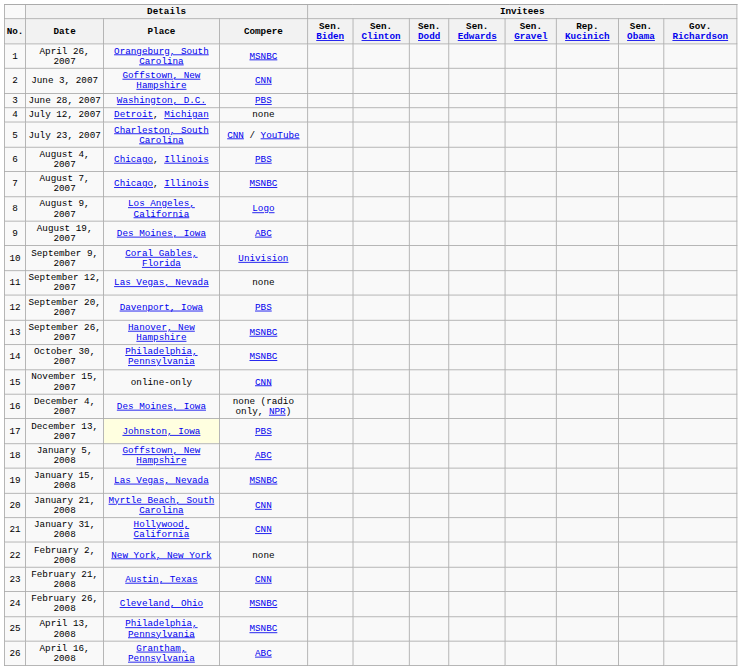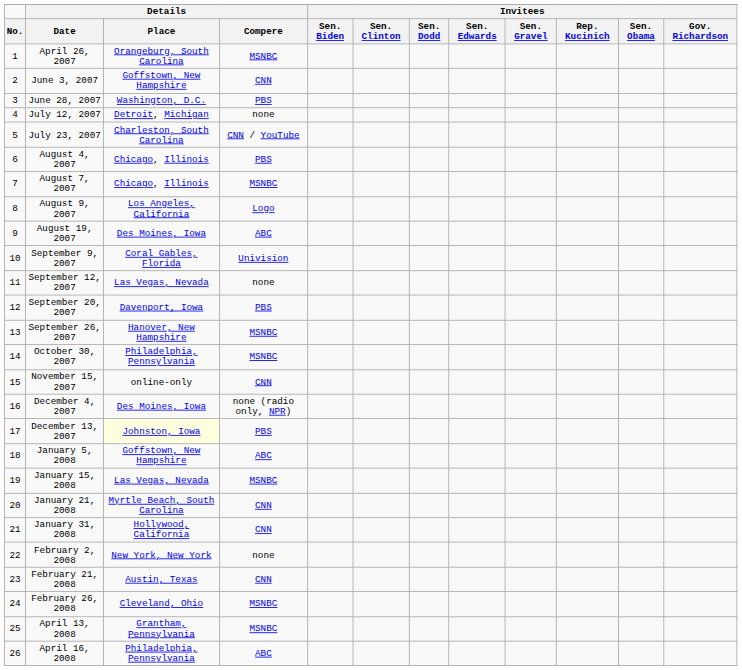(161, 629) Philadelphia, Pennsylvania -> (161, 629) Grantham, Pennsylvania
(161, 654) Grantham, Pennsylvania -> (161, 654) Philadelphia, Pennsylvania
